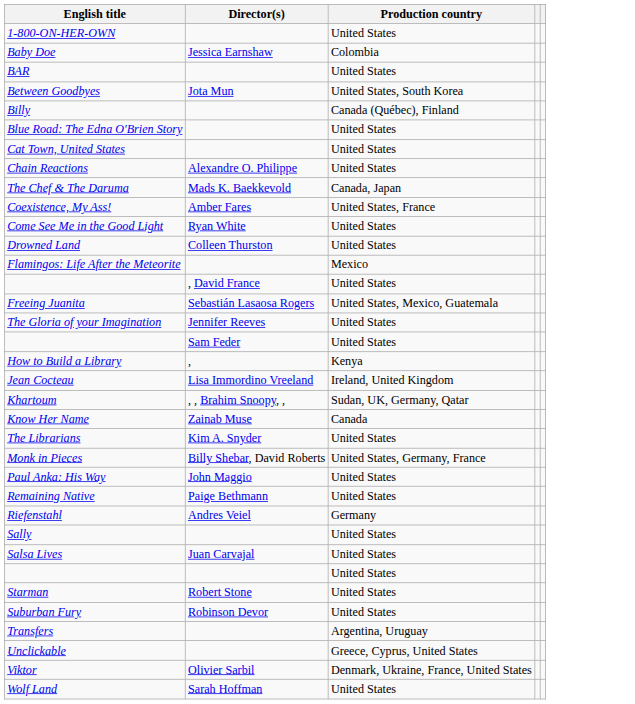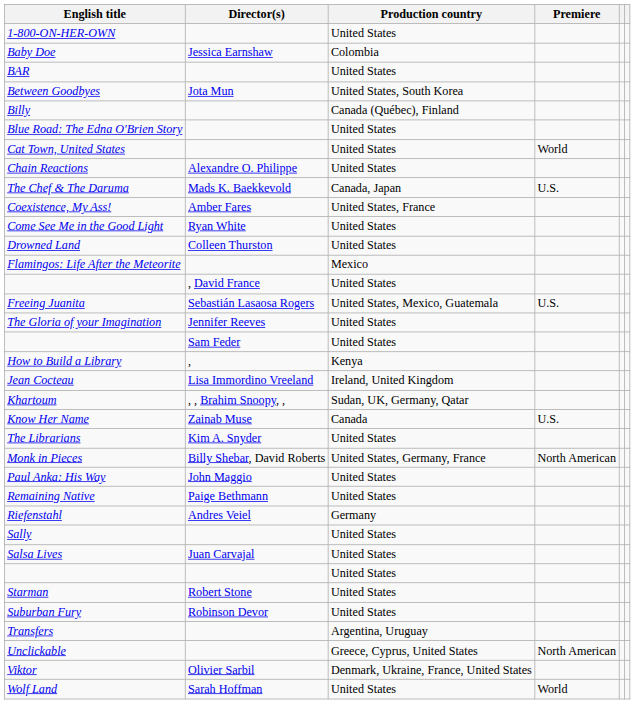+ column: (577, 14)
